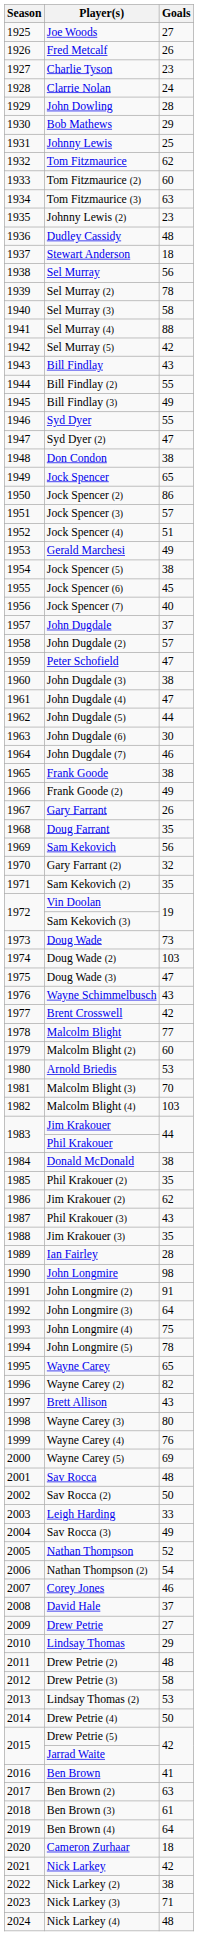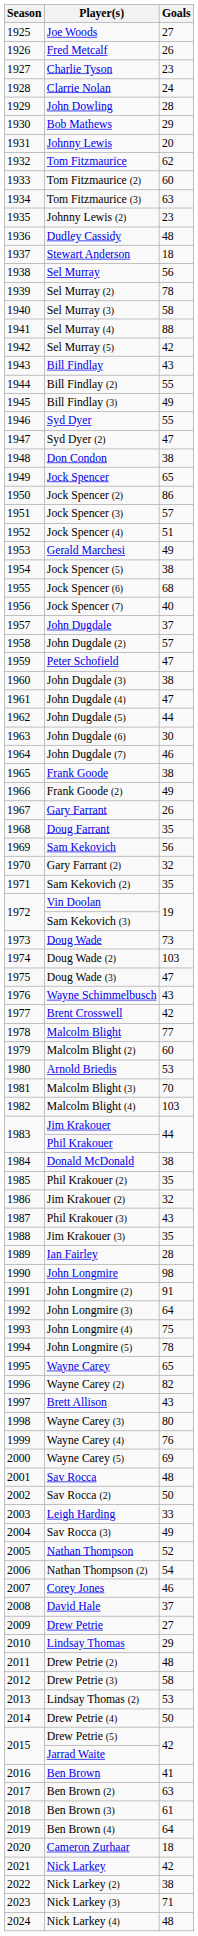(168, 143) 25 -> (168, 143) 20
(168, 587) 45 -> (168, 587) 68
(168, 1199) 62 -> (168, 1199) 32
